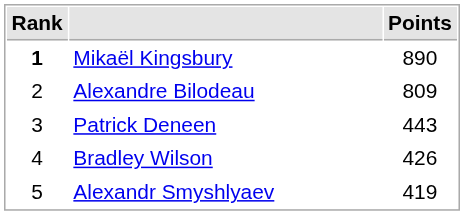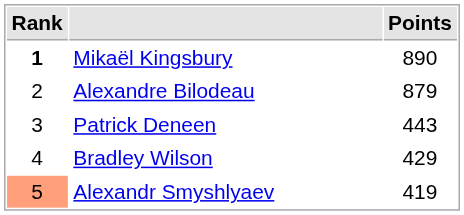(420, 91) 809 -> (420, 91) 879
(420, 158) 426 -> (420, 158) 429
(37, 192) no background -> (37, 192) lightsalmon background
